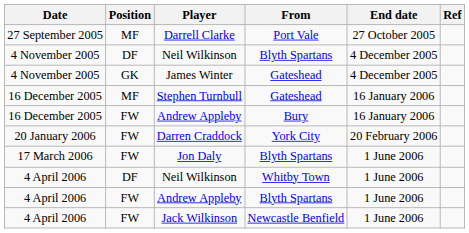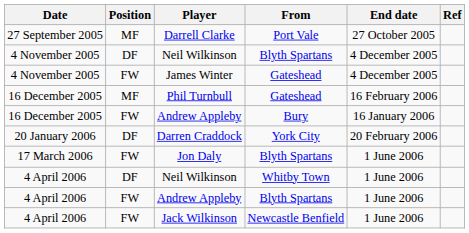(130, 75) GK -> (130, 75) FW
+ row: (55, 96)
- row: (55, 96)
(130, 136) FW -> (130, 136) DF
